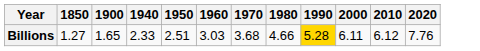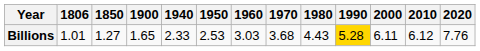+ column: (75, 14)
(177, 35) 2.51 -> (212, 35) 2.53
(282, 35) 4.66 -> (316, 35) 4.43
